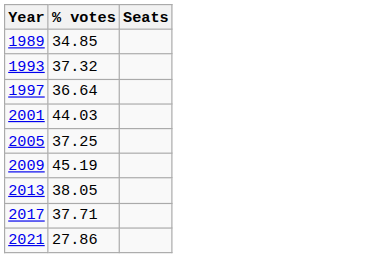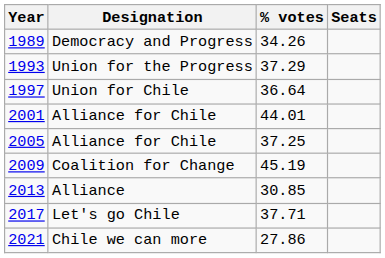+ column: (152, 17)
(75, 42) 34.85 -> (283, 42) 34.26
(75, 67) 37.32 -> (283, 67) 37.29
(75, 116) 44.03 -> (283, 116) 44.01
(75, 191) 38.05 -> (283, 191) 30.85
